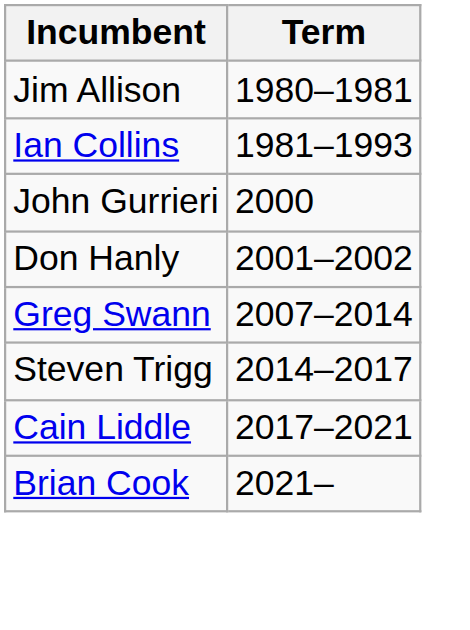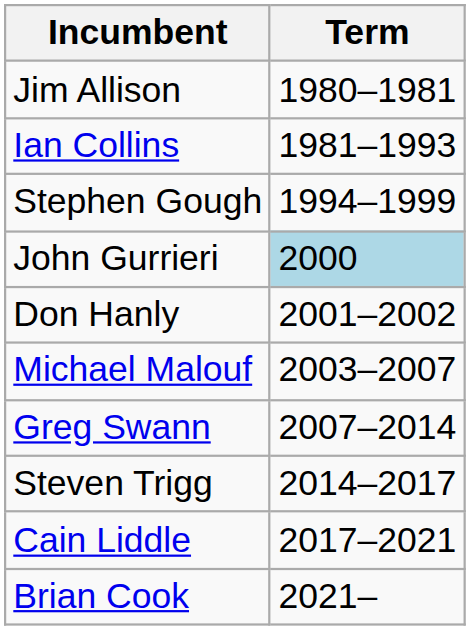+ row: (138, 201)
(274, 201) no background -> (318, 257) lightblue background
+ row: (133, 370)
